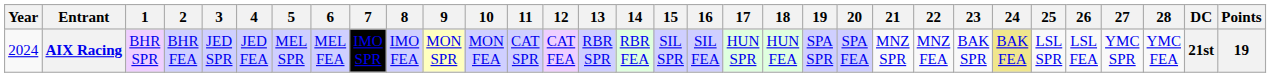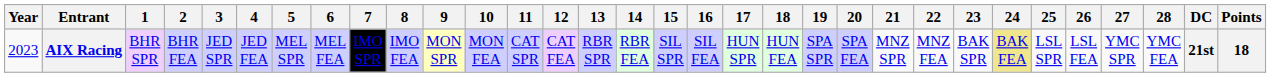(23, 50) 2024 -> (23, 50) 2023
(1241, 50) 19 -> (1241, 50) 18
